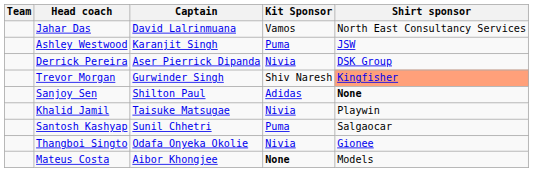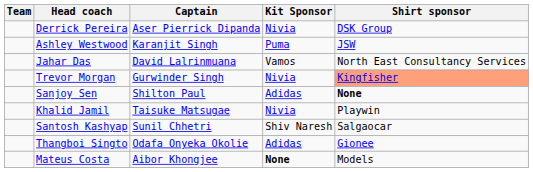rows swapped: (64, 29) <-> (82, 62)
(299, 78) Shiv Naresh -> (280, 78) Nivia
(277, 127) Puma -> (299, 127) Shiv Naresh
(280, 144) Nivia -> (284, 144) Adidas
